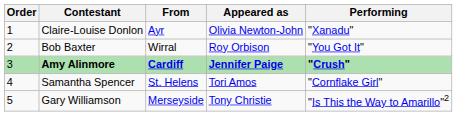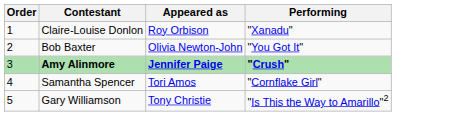- column: (176, 13)
(256, 30) Olivia Newton-John -> (178, 30) Roy Orbison
(239, 47) Roy Orbison -> (195, 47) Olivia Newton-John
